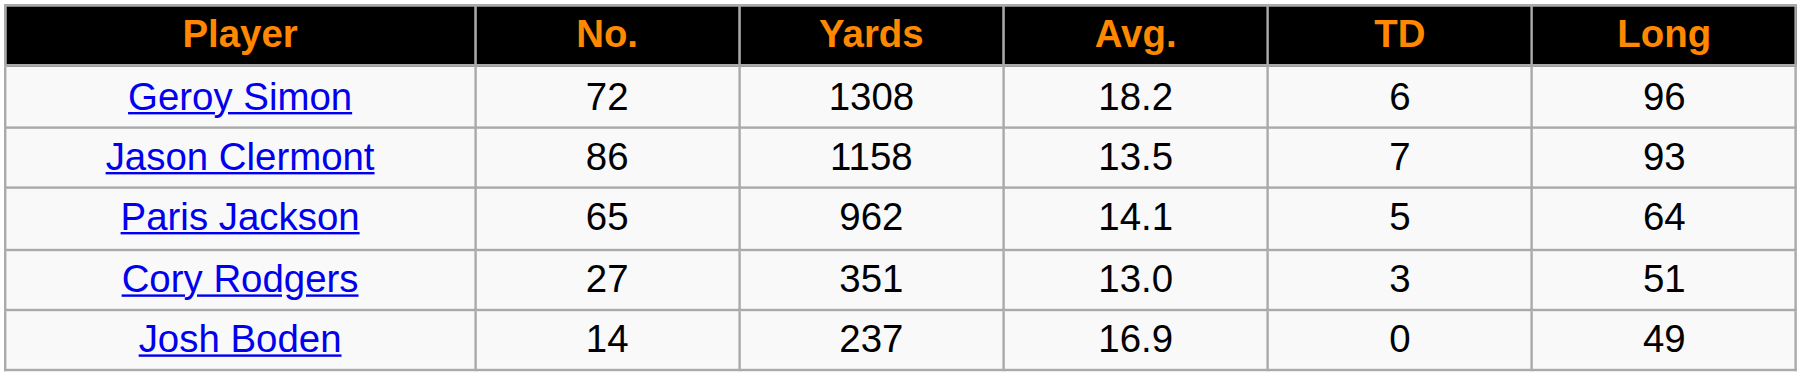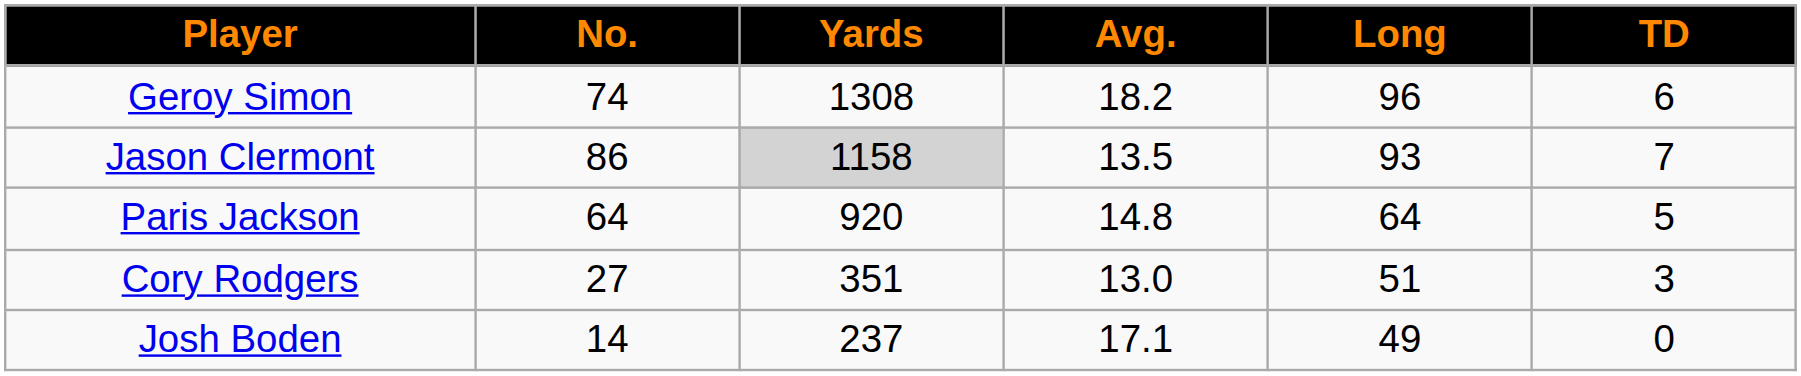columns swapped: (1664, 34) <-> (1400, 34)
(607, 95) 72 -> (607, 95) 74
(871, 156) no background -> (871, 156) lightgrey background
(607, 217) 65 -> (607, 217) 64
(871, 217) 962 -> (871, 217) 920
(1136, 217) 14.1 -> (1136, 217) 14.8
(1136, 339) 16.9 -> (1136, 339) 17.1
